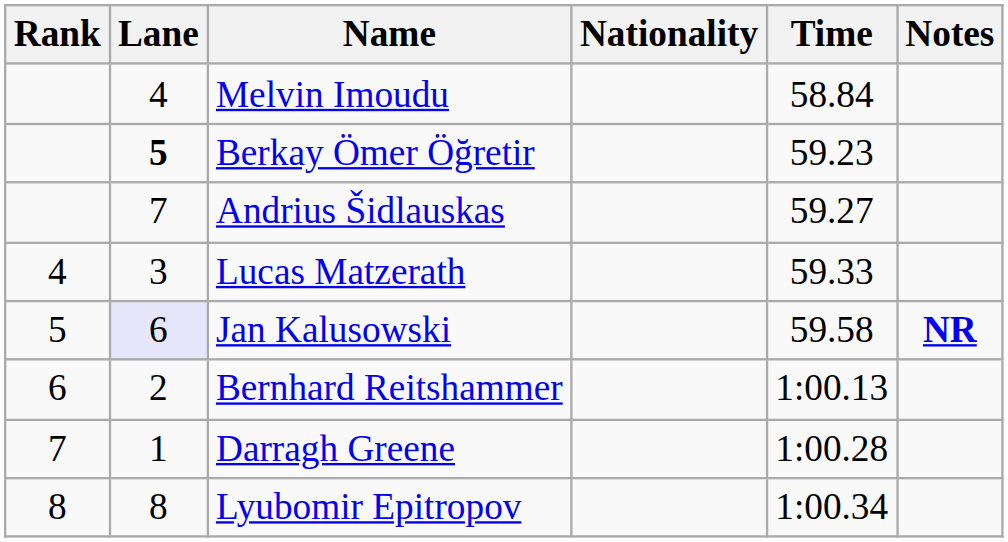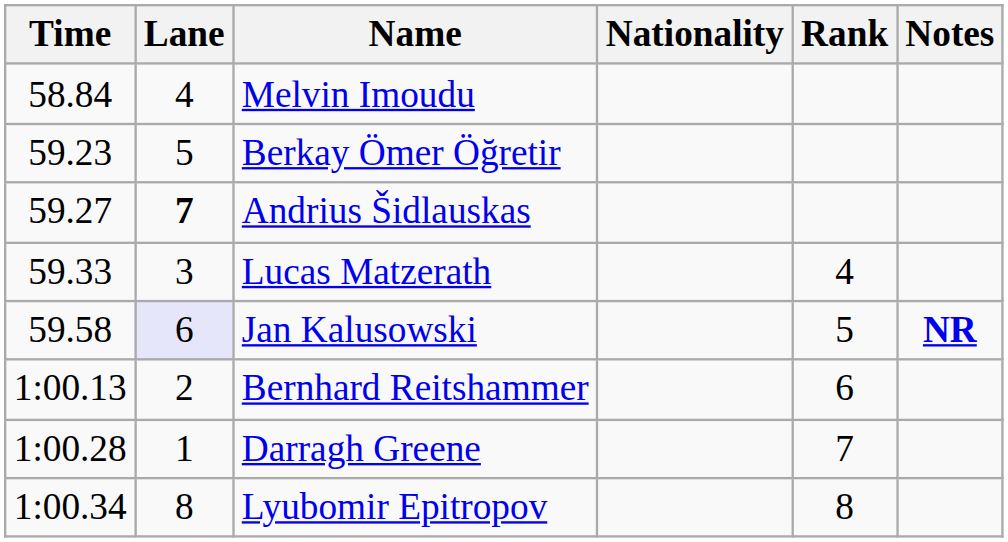columns swapped: (57, 34) <-> (832, 34)
(158, 152) bold -> (184, 152) normal
(158, 211) normal -> (184, 211) bold
